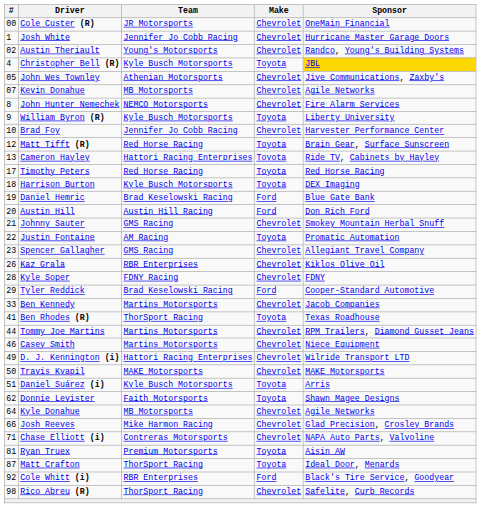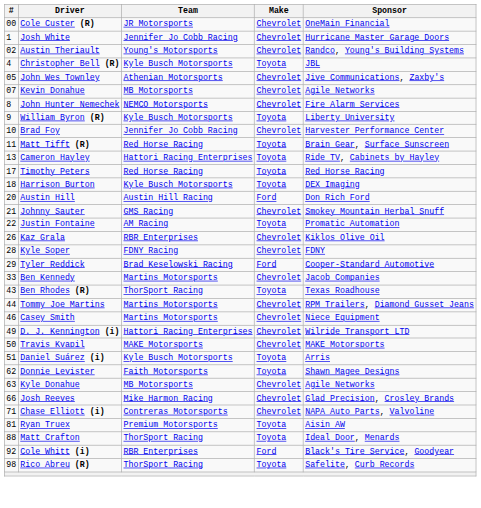(313, 65) gold background -> (313, 65) no background
(11, 145) 12 -> (11, 145) 11
- row: (53, 198)
- row: (62, 252)
(11, 319) 41 -> (11, 292) 43
(11, 412) 64 -> (11, 385) 63
(11, 466) 87 -> (11, 439) 88
(279, 492) Chevrolet -> (271, 466) Toyota
